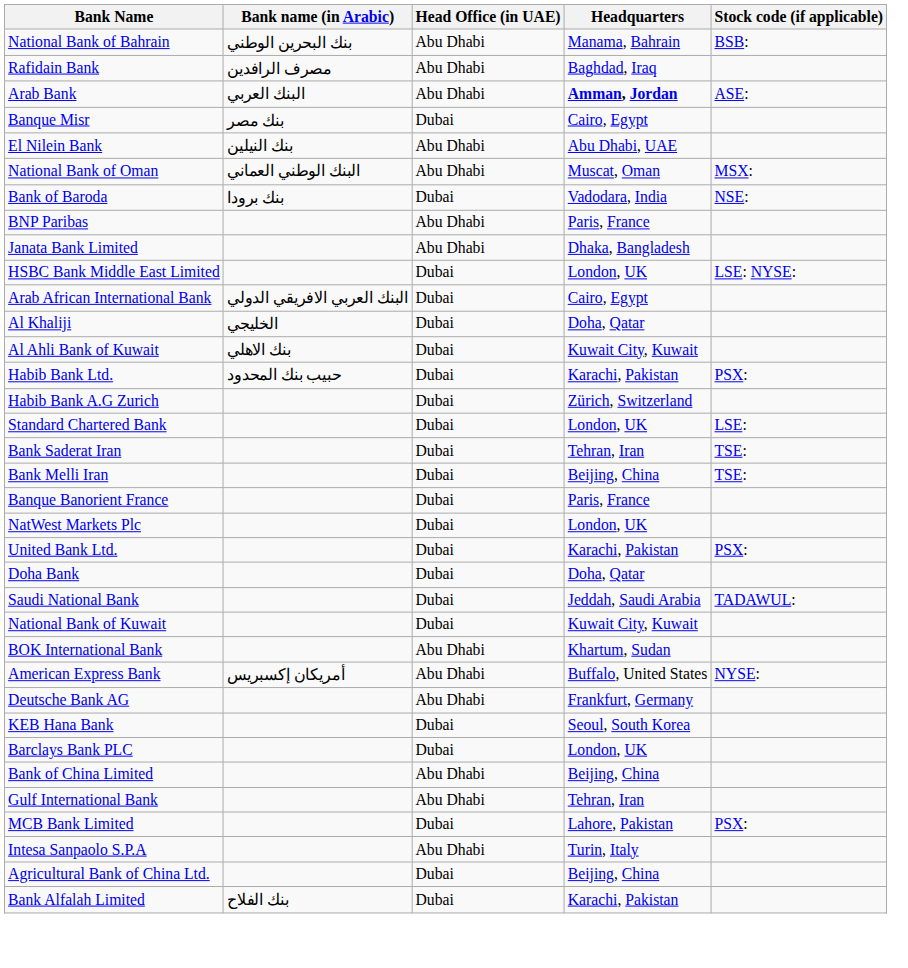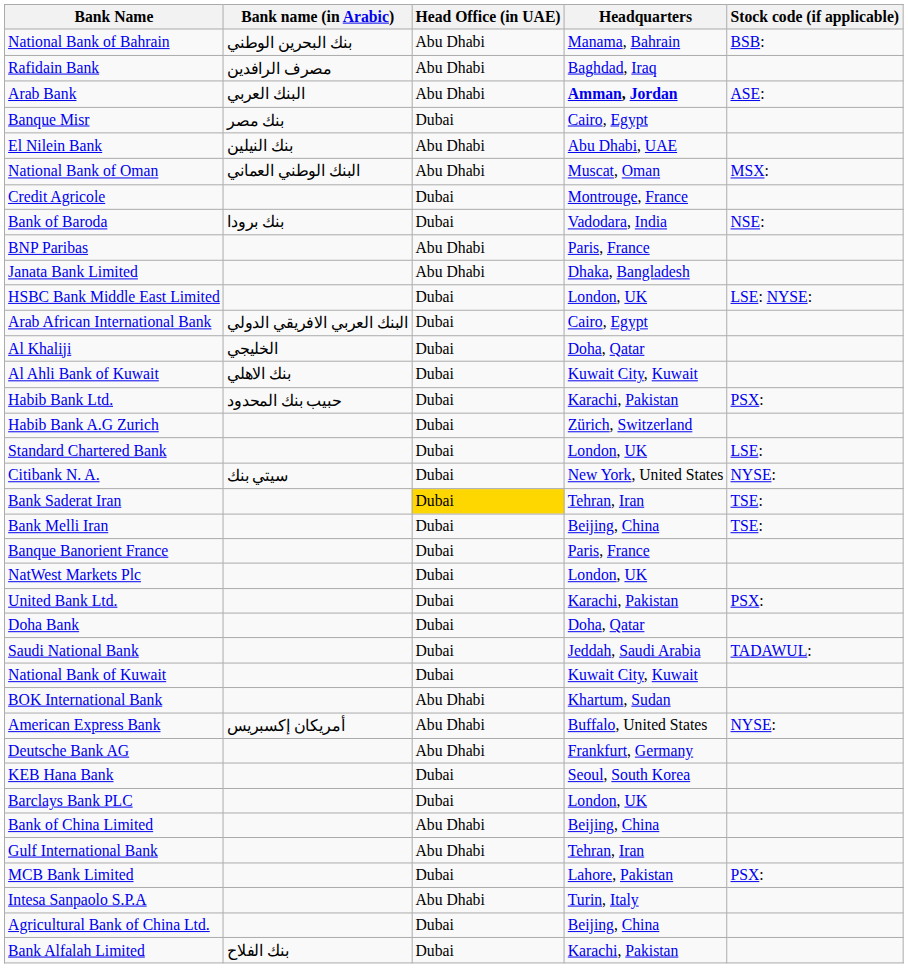+ row: (57, 196)
+ row: (54, 475)
(435, 450) no background -> (435, 501) gold background
